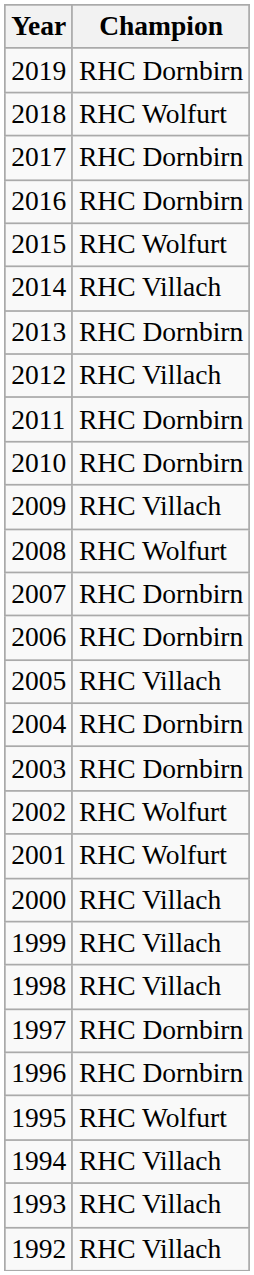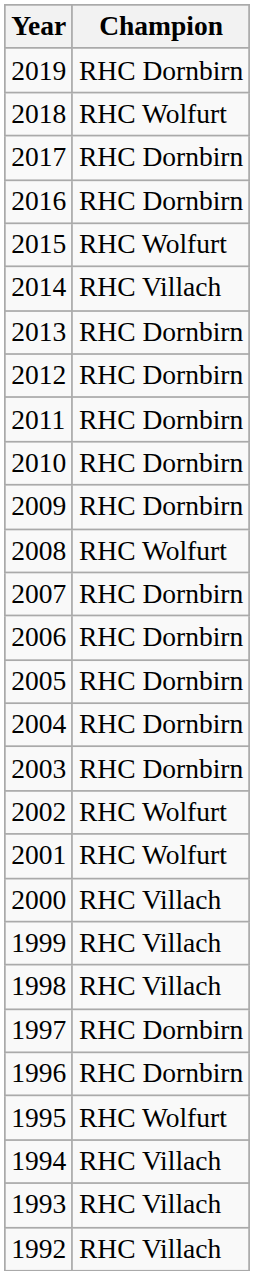(150, 375) RHC Villach -> (161, 375) RHC Dornbirn
(150, 506) RHC Villach -> (161, 506) RHC Dornbirn
(150, 680) RHC Villach -> (161, 680) RHC Dornbirn
